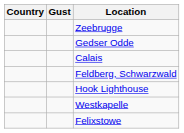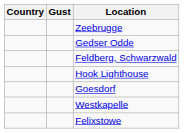- row: (89, 58)
+ row: (95, 89)
